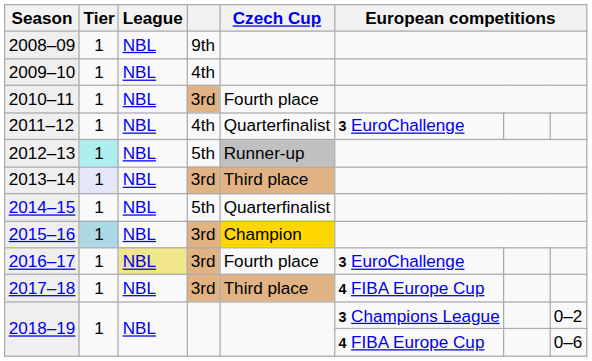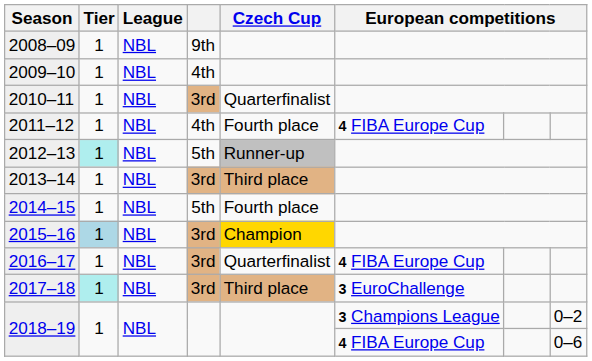(271, 99) Fourth place -> (277, 99) Quarterfinalist
(277, 126) Quarterfinalist -> (271, 126) Fourth place
(401, 126) 3 EuroChallenge -> (411, 126) 4 FIBA Europe Cup
(99, 180) lavender background -> (99, 180) no background
(277, 207) Quarterfinalist -> (271, 207) Fourth place
(139, 261) khaki background -> (139, 261) no background
(271, 261) Fourth place -> (277, 261) Quarterfinalist
(401, 261) 3 EuroChallenge -> (411, 261) 4 FIBA Europe Cup
(99, 288) no background -> (99, 288) paleturquoise background
(411, 288) 4 FIBA Europe Cup -> (401, 288) 3 EuroChallenge
